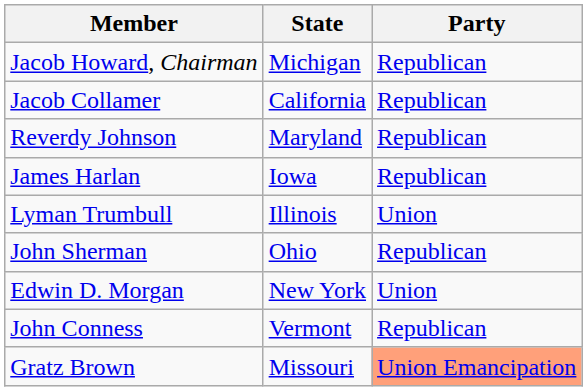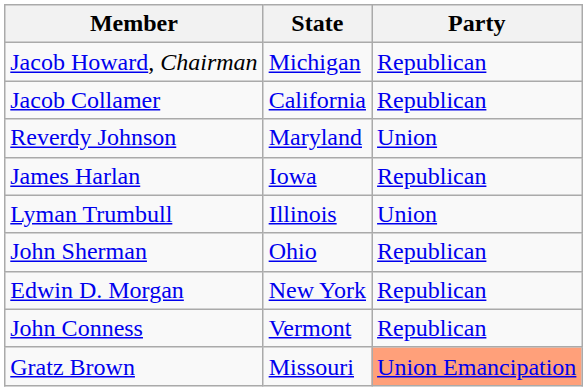(432, 137) Republican -> (407, 137) Union
(407, 289) Union -> (432, 289) Republican
